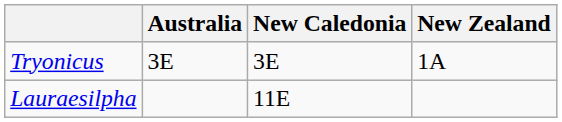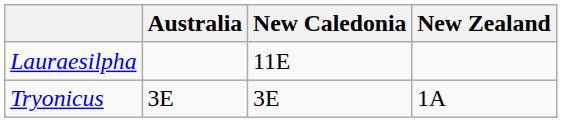rows swapped: (73, 98) <-> (57, 60)
